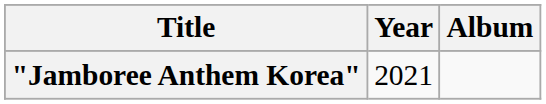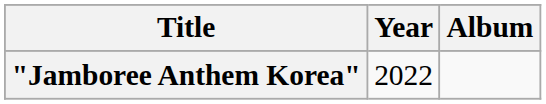(404, 74) 2021 -> (404, 74) 2022
